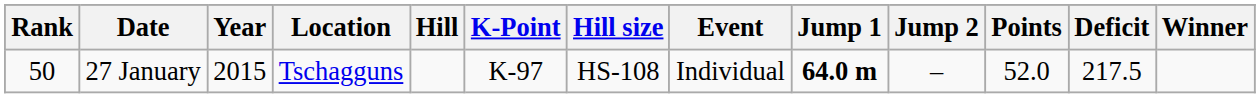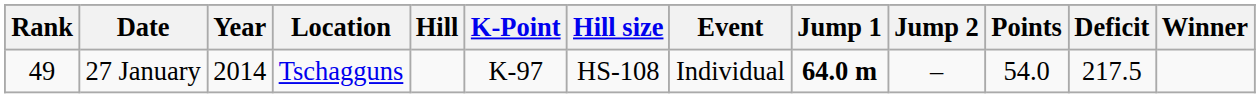(42, 70) 50 -> (42, 70) 49
(240, 70) 2015 -> (240, 70) 2014
(1027, 70) 52.0 -> (1027, 70) 54.0
